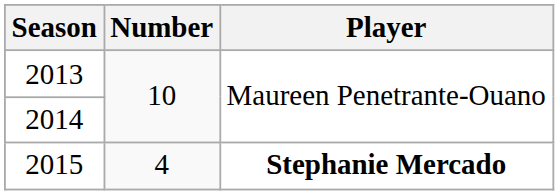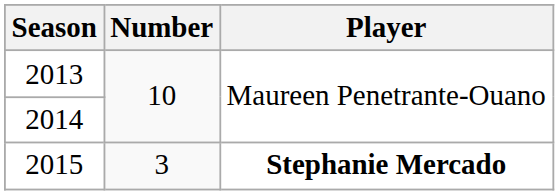(162, 165) 4 -> (162, 165) 3
